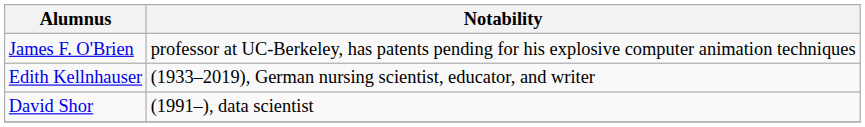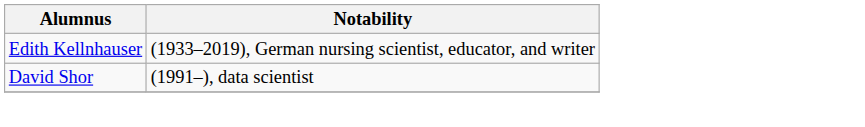- row: (71, 48)
